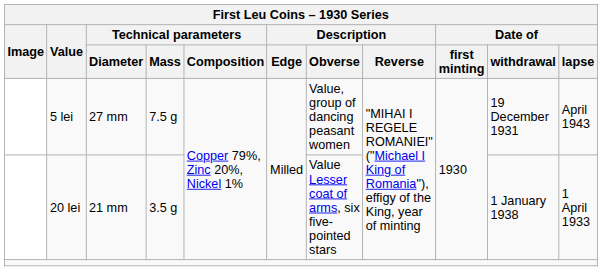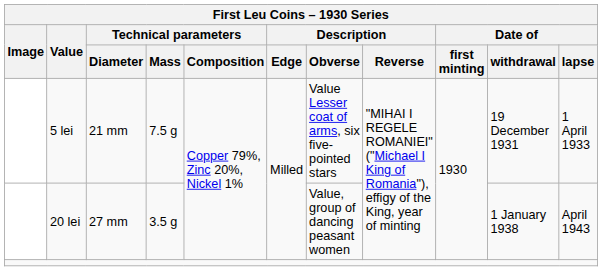(108, 117) 27 mm -> (108, 131) 21 mm
(332, 117) Value, group of dancing peasant women -> (334, 131) Value Lesser coat of arms, six five-pointed stars
(576, 117) April 1943 -> (576, 131) 1 April 1933
(108, 208) 21 mm -> (108, 222) 27 mm
(334, 208) Value Lesser coat of arms, six five-pointed stars -> (332, 222) Value, group of dancing peasant women
(576, 208) 1 April 1933 -> (576, 222) April 1943
